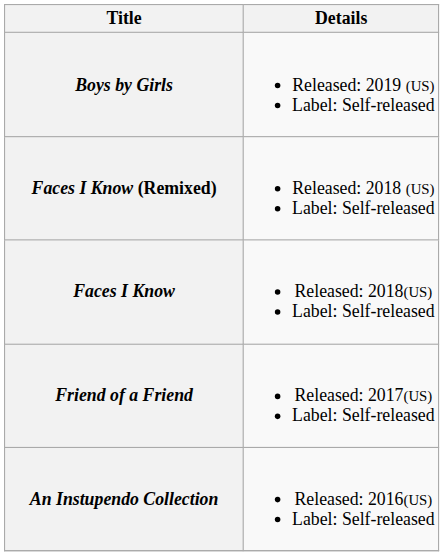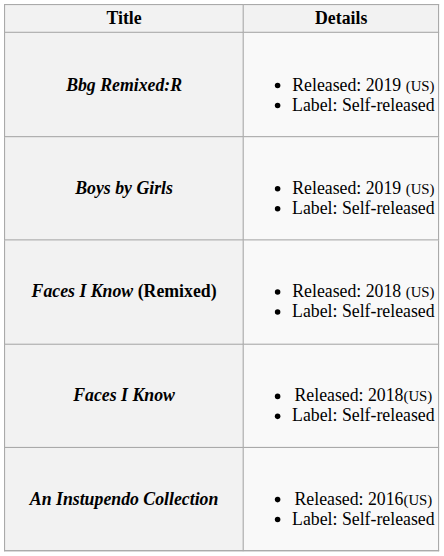+ row: (124, 84)
- row: (124, 395)
